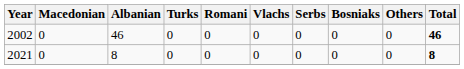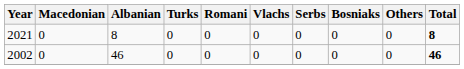rows swapped: (20, 34) <-> (20, 54)
